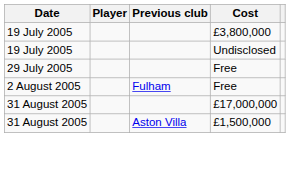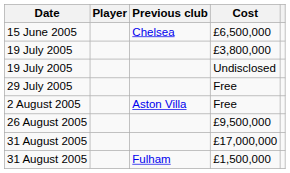+ row: (42, 31)
(152, 86) Fulham -> (159, 104) Aston Villa
+ row: (47, 123)
(159, 123) Aston Villa -> (152, 159) Fulham
